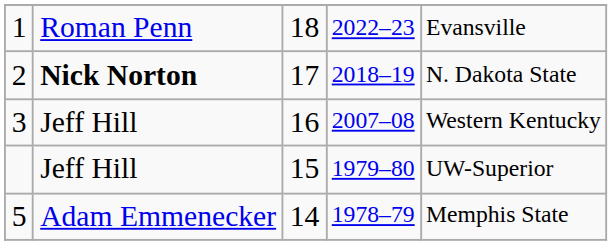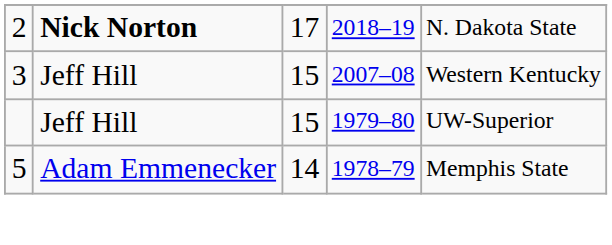- row: (19, 27)
(305, 121) 16 -> (305, 74) 15
